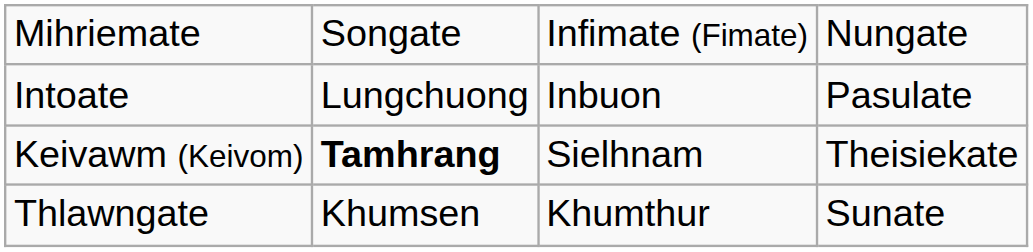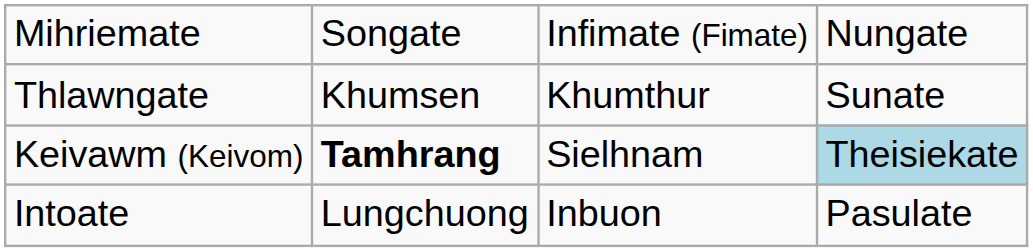rows swapped: (72, 94) <-> (111, 214)
(922, 154) no background -> (922, 154) lightblue background
